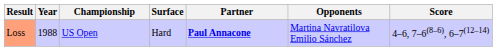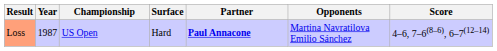(47, 33) 1988 -> (47, 33) 1987
